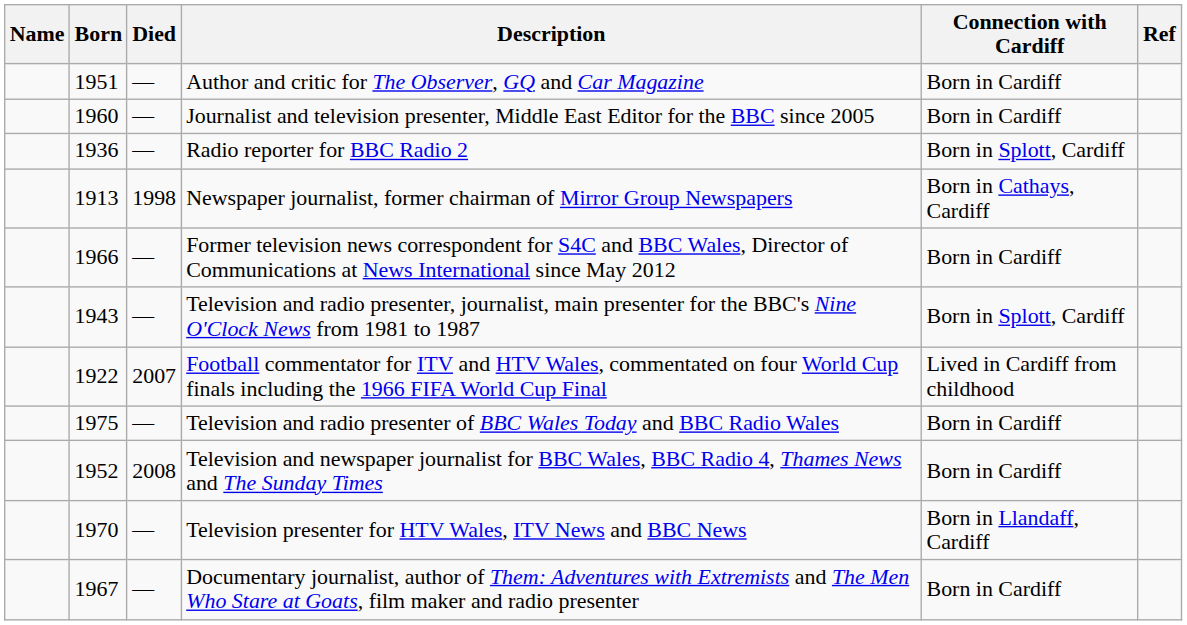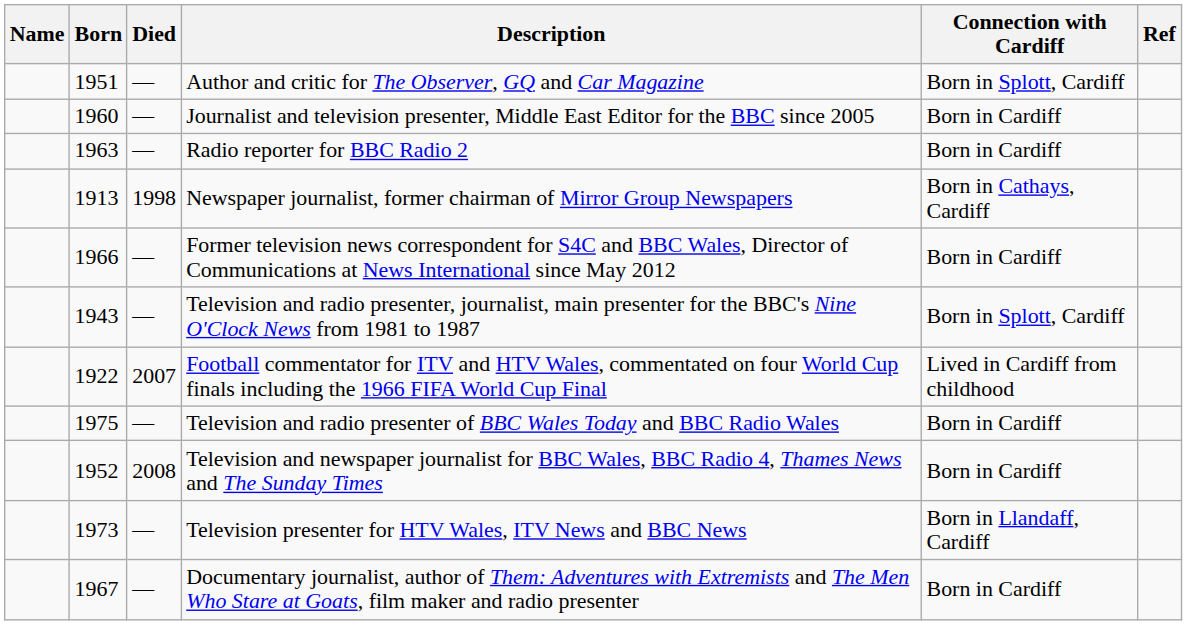(994, 81) Born in Cardiff -> (1026, 81) Born in Splott, Cardiff
(97, 150) 1936 -> (97, 150) 1963
(1026, 150) Born in Splott, Cardiff -> (994, 150) Born in Cardiff
(97, 529) 1970 -> (97, 529) 1973
